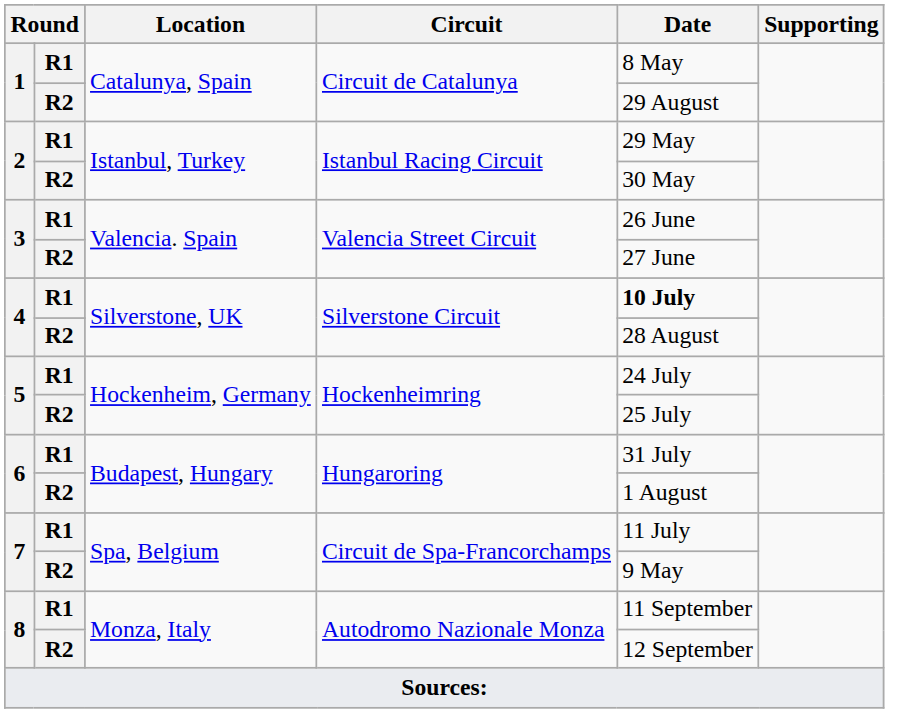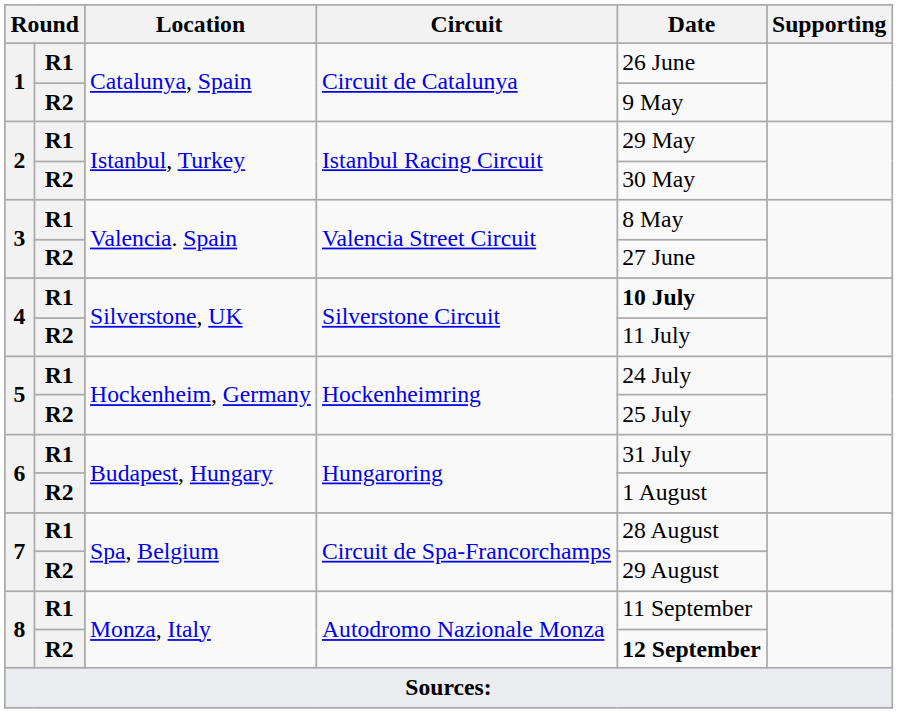(653, 62) 8 May -> (659, 62) 26 June
(671, 101) 29 August -> (653, 101) 9 May
(659, 218) 26 June -> (653, 218) 8 May
(671, 335) 28 August -> (656, 335) 11 July
(656, 531) 11 July -> (671, 531) 28 August
(653, 570) 9 May -> (671, 570) 29 August
(688, 648) normal -> (692, 648) bold
